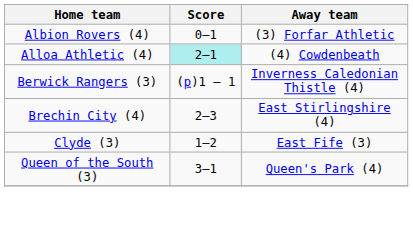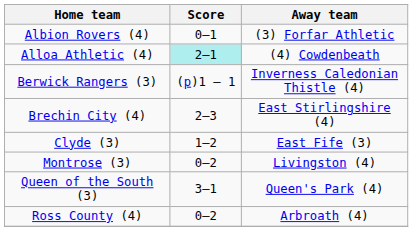+ row: (87, 162)
+ row: (87, 216)
